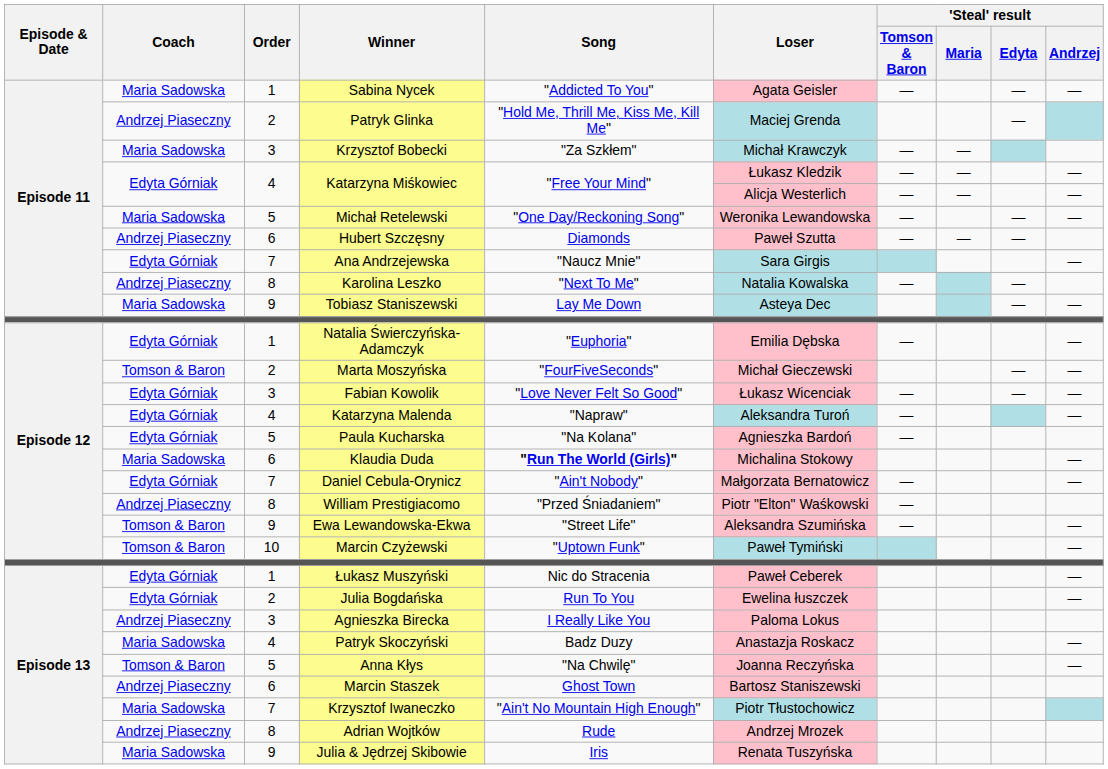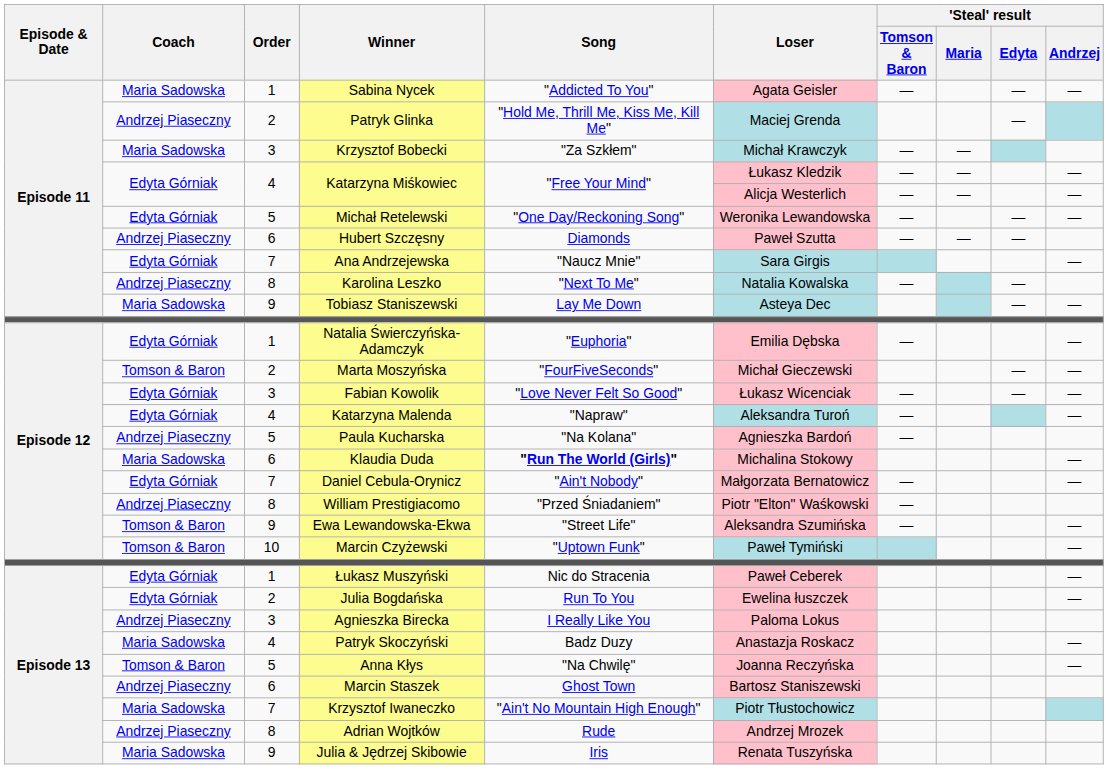(173, 217) Maria Sadowska -> (173, 217) Edyta Górniak
(173, 437) Edyta Górniak -> (173, 437) Andrzej Piaseczny
